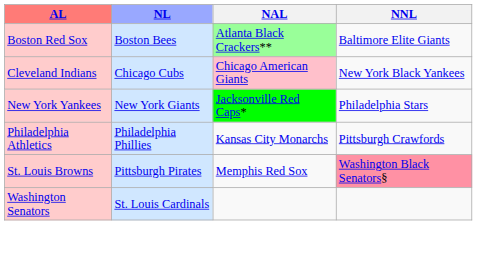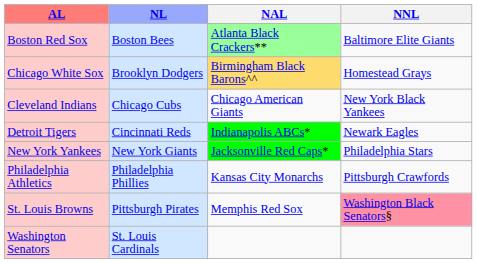+ row: (55, 73)
(262, 73) pink background -> (257, 105) no background
+ row: (42, 131)
